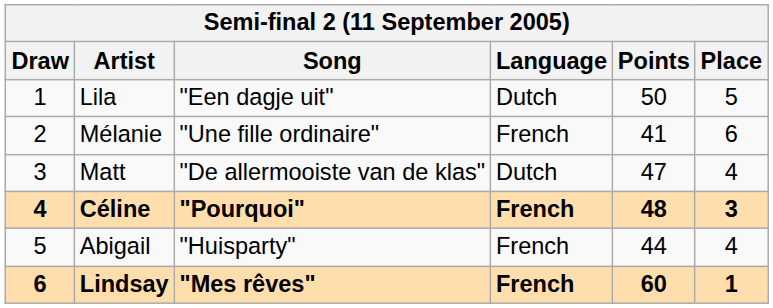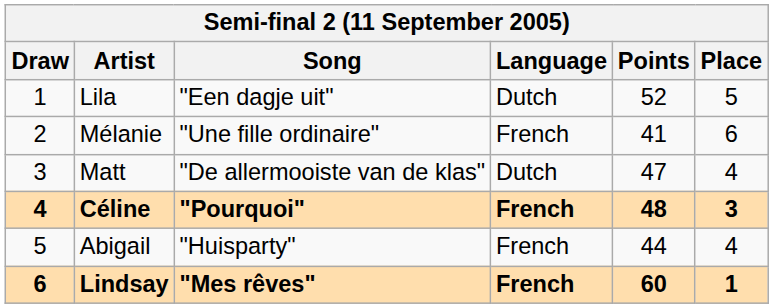(654, 97) 50 -> (654, 97) 52
